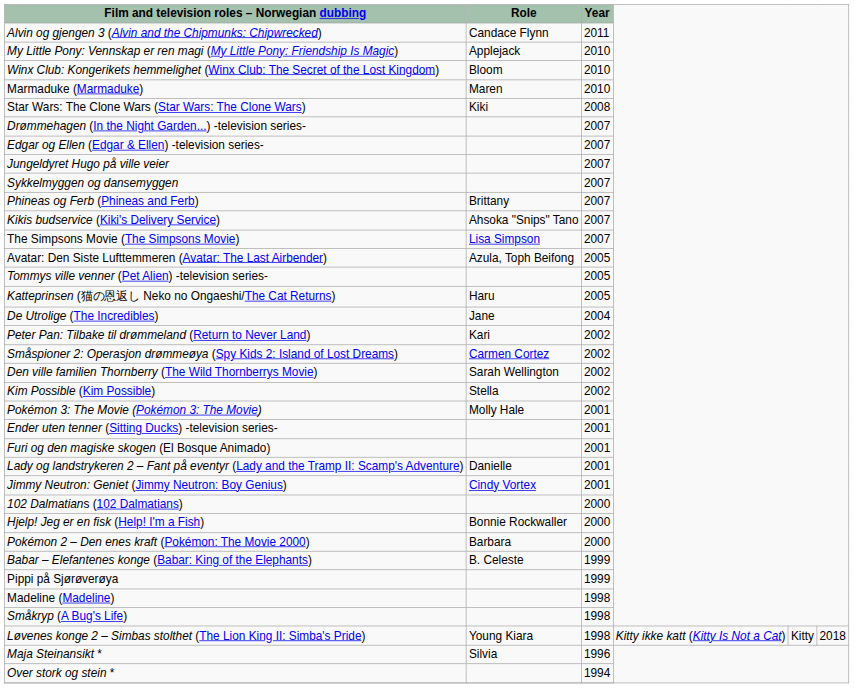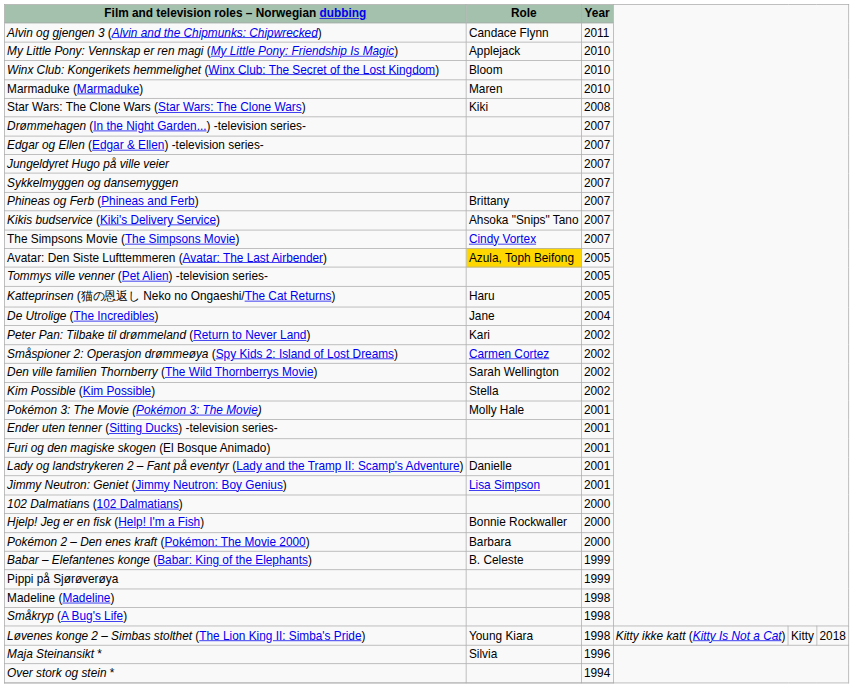(504, 239) Lisa Simpson -> (503, 239) Cindy Vortex
(521, 257) no background -> (521, 257) gold background
(503, 485) Cindy Vortex -> (504, 485) Lisa Simpson
